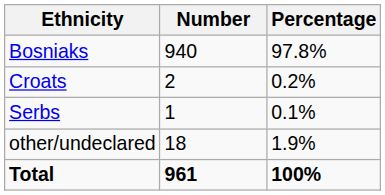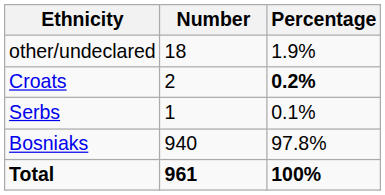rows swapped: (49, 50) <-> (82, 143)
(293, 81) normal -> (293, 81) bold
